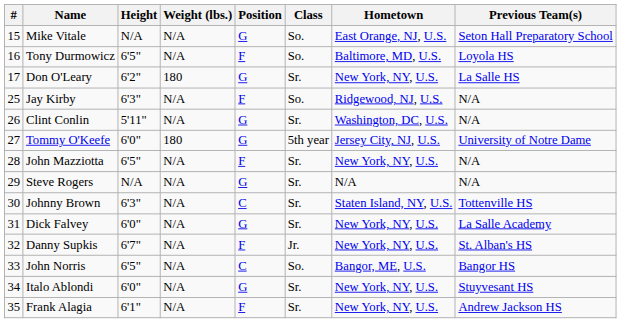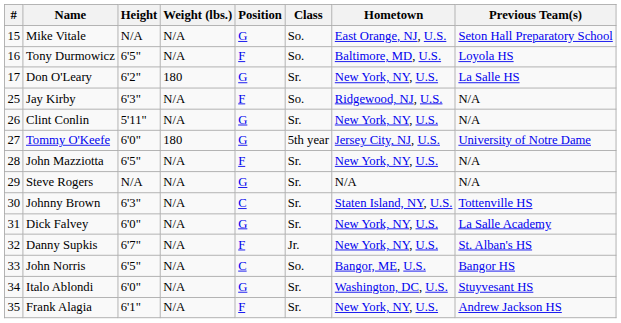(391, 119) Washington, DC, U.S. -> (386, 119) New York, NY, U.S.
(386, 287) New York, NY, U.S. -> (391, 287) Washington, DC, U.S.
